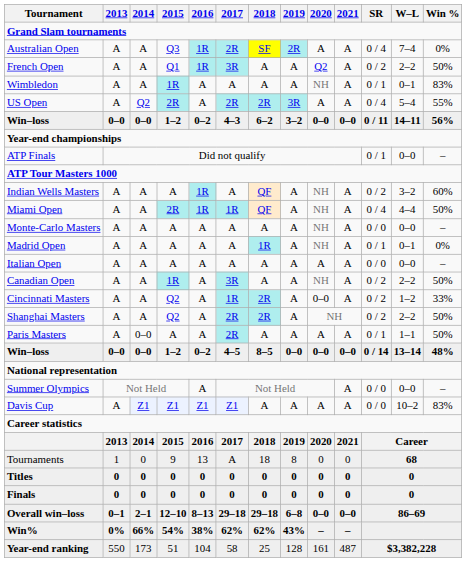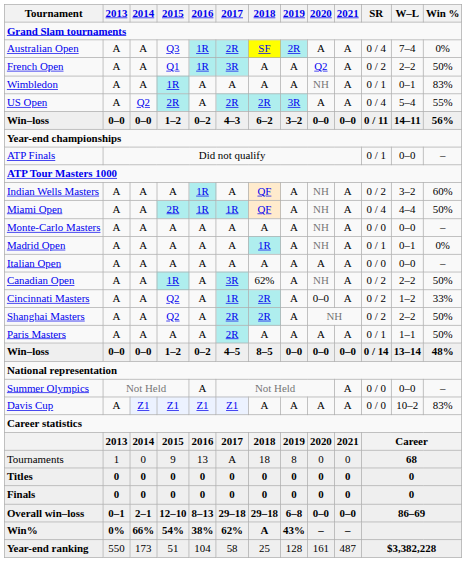(264, 281) A -> (264, 281) 62%
(143, 334) 0–0 -> (143, 334) A
(264, 531) 62% -> (264, 531) A
